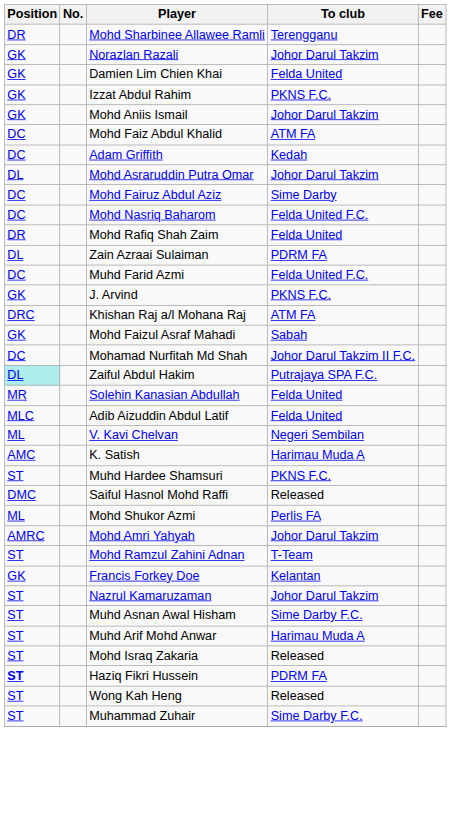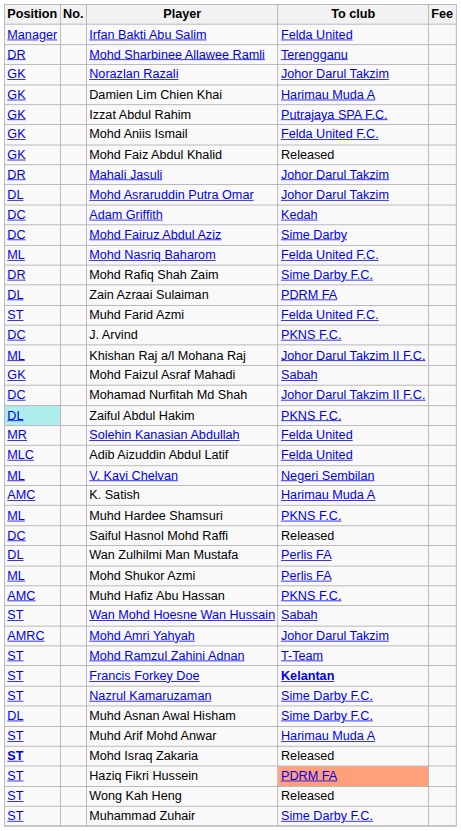+ row: (148, 34)
(306, 74) Felda United -> (328, 94) Harimau Muda A
(301, 94) PKNS F.C. -> (334, 114) Putrajaya SPA F.C.
(325, 114) Johor Darul Takzim -> (330, 134) Felda United F.C.
(16, 134) DC -> (16, 154) GK
(293, 134) ATM FA -> (308, 154) Released
+ row: (126, 174)
rows swapped: (171, 174) <-> (126, 154)
(16, 214) DC -> (16, 255) ML
(306, 235) Felda United -> (327, 275) Sime Darby F.C.
(16, 275) DC -> (15, 315) ST
(16, 295) GK -> (16, 335) DC
(21, 315) DRC -> (16, 355) ML
(293, 315) ATM FA -> (353, 355) Johor Darul Takzim II F.C.
(324, 375) Putrajaya SPA F.C. -> (311, 415) PKNS F.C.
(15, 475) ST -> (16, 515) ML
(22, 495) DMC -> (16, 535) DC
+ row: (164, 555)
+ row: (157, 595)
+ row: (182, 615)
(16, 575) GK -> (15, 676) ST
(296, 575) normal -> (308, 676) bold
(325, 595) Johor Darul Takzim -> (327, 696) Sime Darby F.C.
(15, 615) ST -> (15, 716) DL
(15, 656) normal -> (15, 756) bold
(15, 676) bold -> (15, 776) normal
(299, 676) no background -> (309, 776) lightsalmon background
